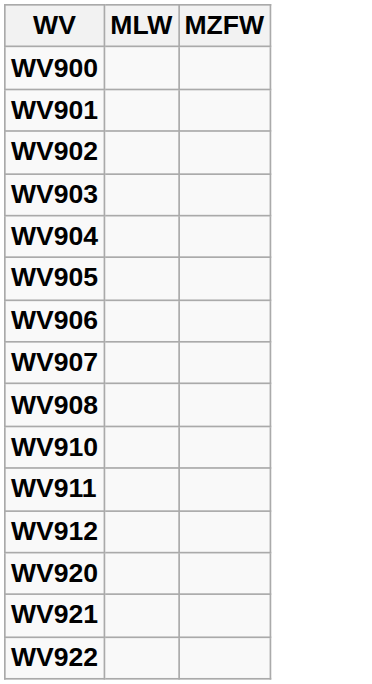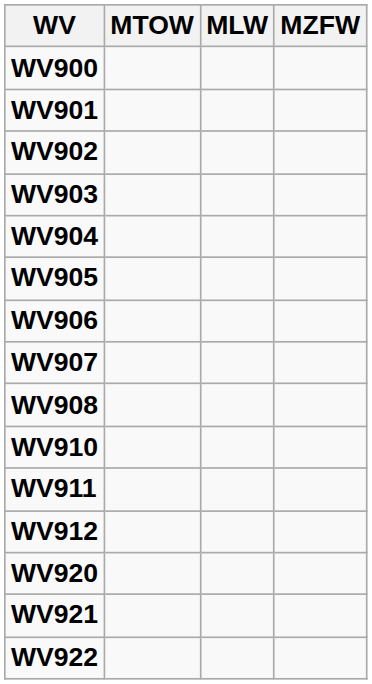+ column: (152, 25)
